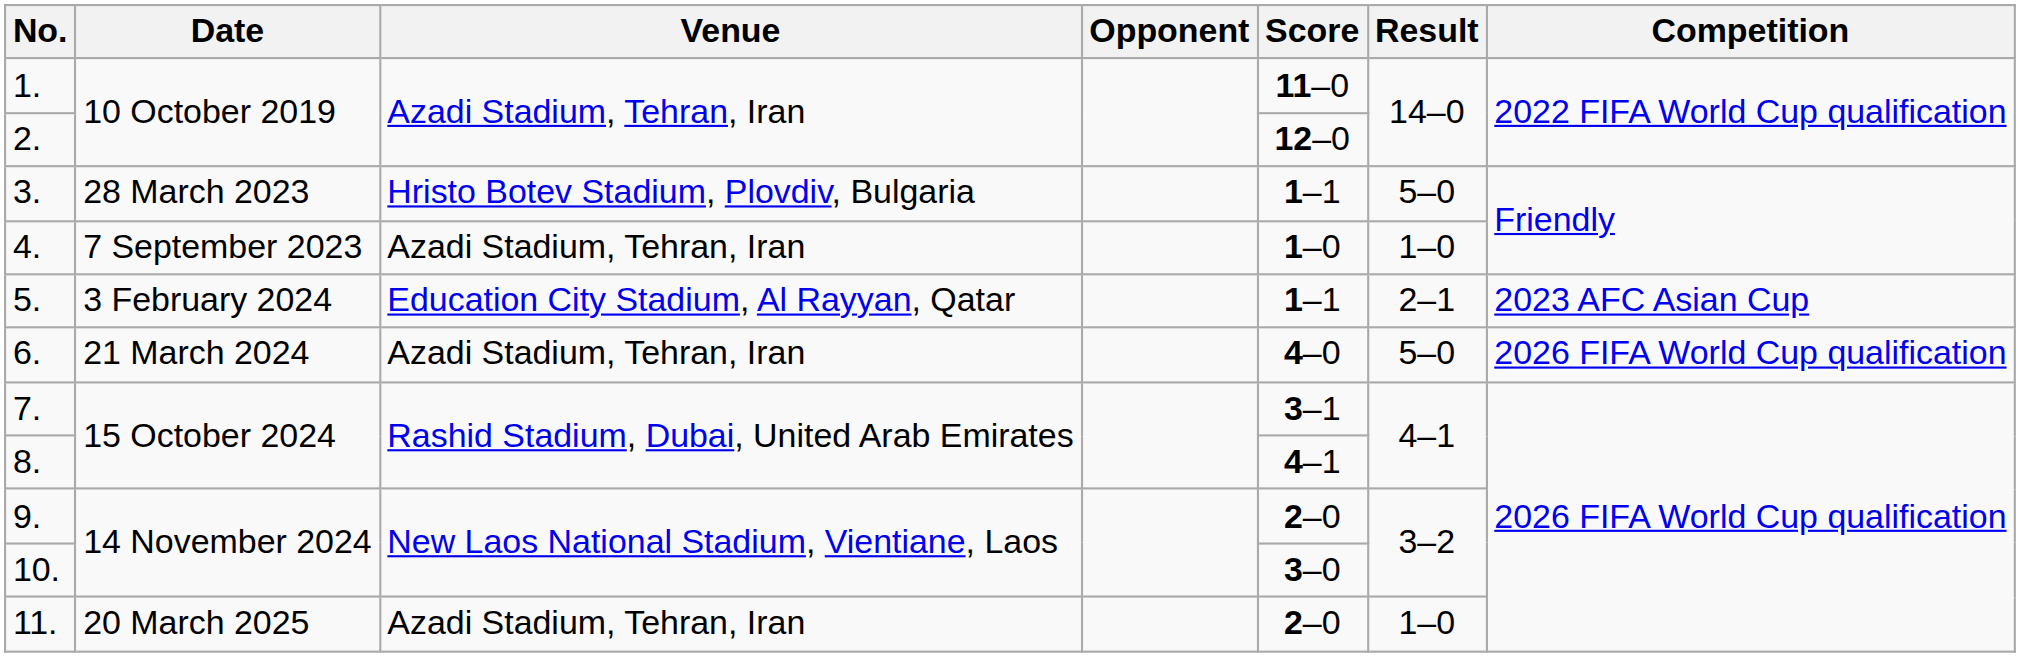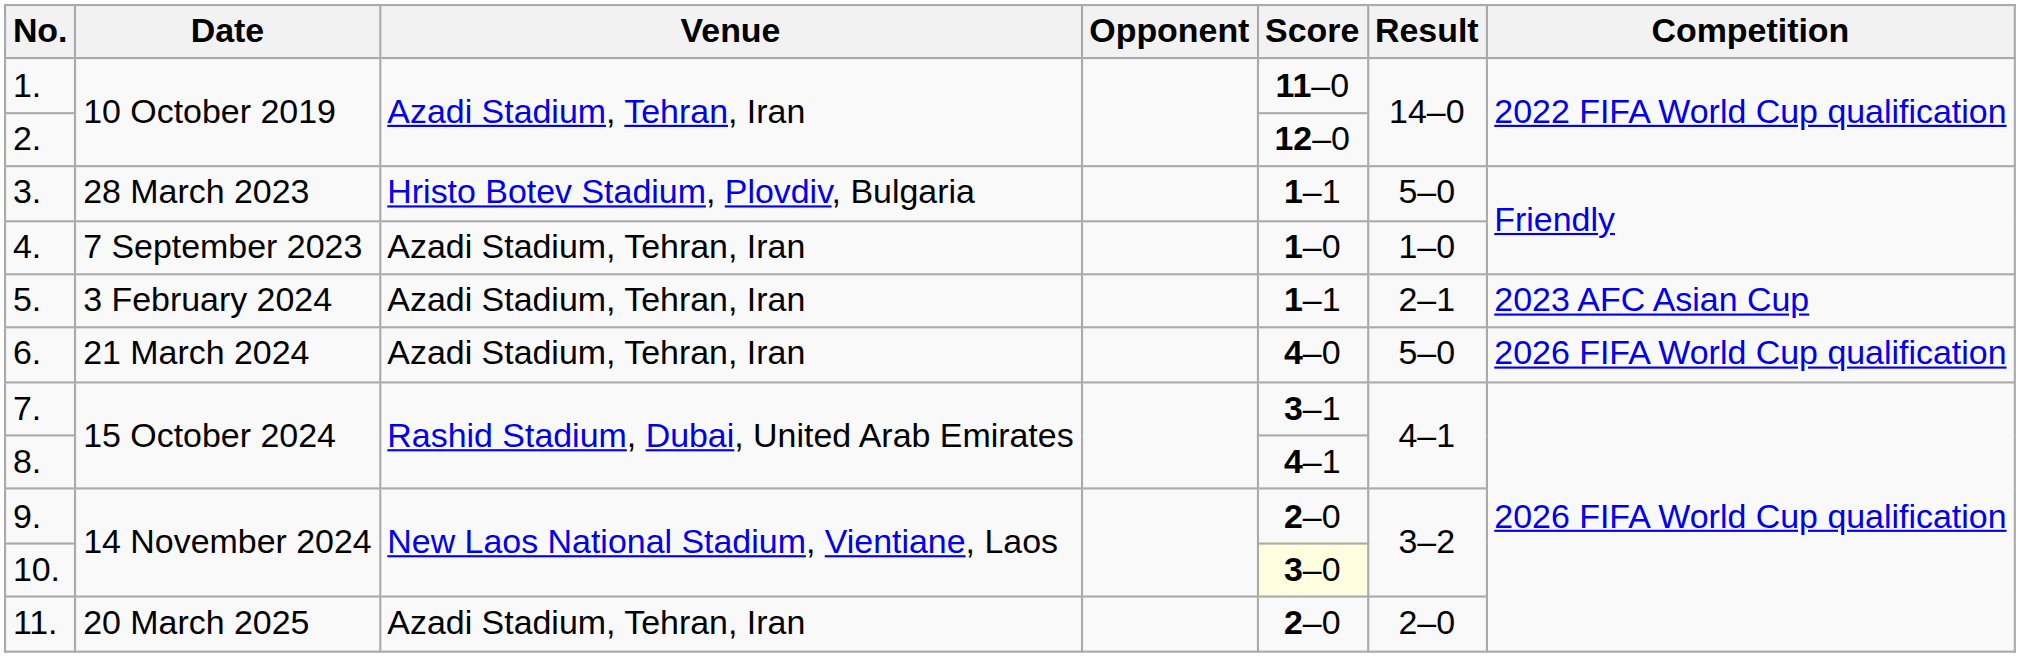(701, 300) Education City Stadium, Al Rayyan, Qatar -> (596, 300) Azadi Stadium, Tehran, Iran
(1312, 569) no background -> (1312, 569) lightyellow background
(1427, 623) 1–0 -> (1427, 623) 2–0
